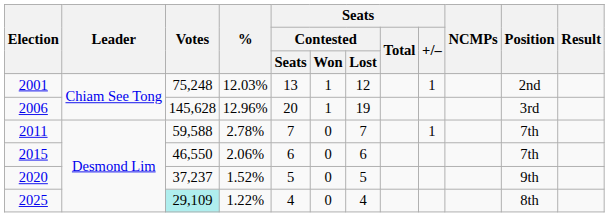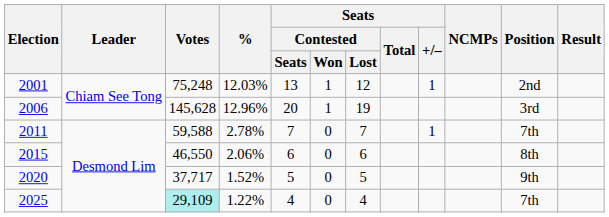(530, 154) 7th -> (530, 154) 8th
(192, 177) 37,237 -> (192, 177) 37,717
(530, 200) 8th -> (530, 200) 7th
